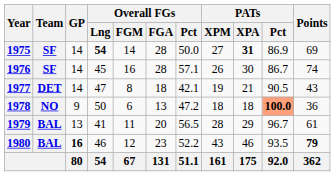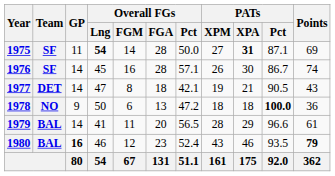(77, 50) 14 -> (77, 50) 11
(278, 50) 86.9 -> (278, 50) 87.1
(278, 106) lightsalmon background -> (278, 106) no background
(77, 124) 13 -> (77, 124) 14
(278, 124) 96.7 -> (278, 124) 96.6
(189, 143) 52.2 -> (189, 143) 52.4
